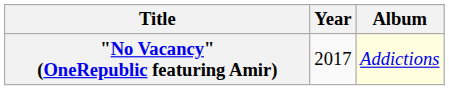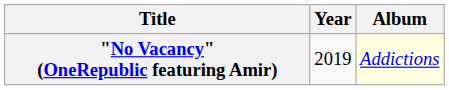(333, 59) 2017 -> (333, 59) 2019
